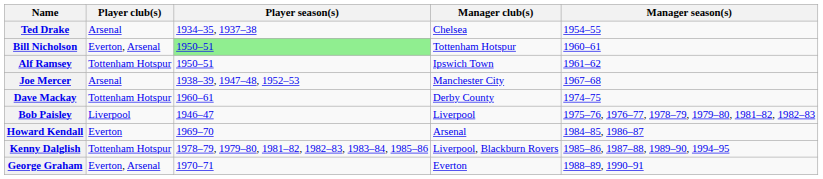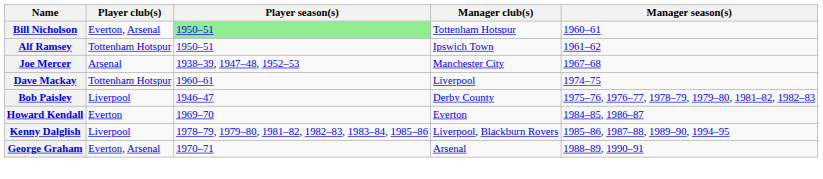- row: (45, 30)
(464, 98) Derby County -> (454, 81) Liverpool
(454, 115) Liverpool -> (464, 98) Derby County
(450, 132) Arsenal -> (450, 115) Everton
(130, 149) Tottenham Hotspur -> (109, 132) Liverpool
(450, 166) Everton -> (450, 149) Arsenal
